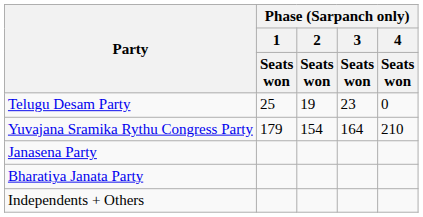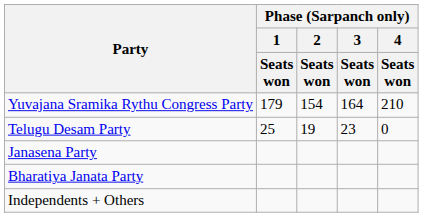rows swapped: (130, 128) <-> (69, 104)
